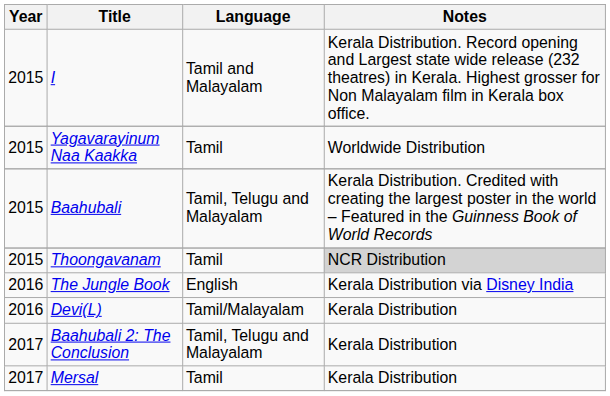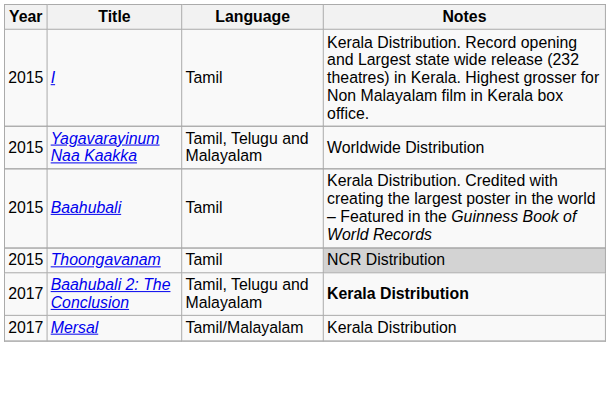(224, 77) Tamil and Malayalam -> (204, 77) Tamil
(204, 147) Tamil -> (247, 147) Tamil, Telugu and Malayalam
(247, 208) Tamil, Telugu and Malayalam -> (204, 208) Tamil
- row: (110, 285)
- row: (76, 310)
(392, 344) normal -> (398, 294) bold
(204, 378) Tamil -> (245, 328) Tamil/Malayalam
